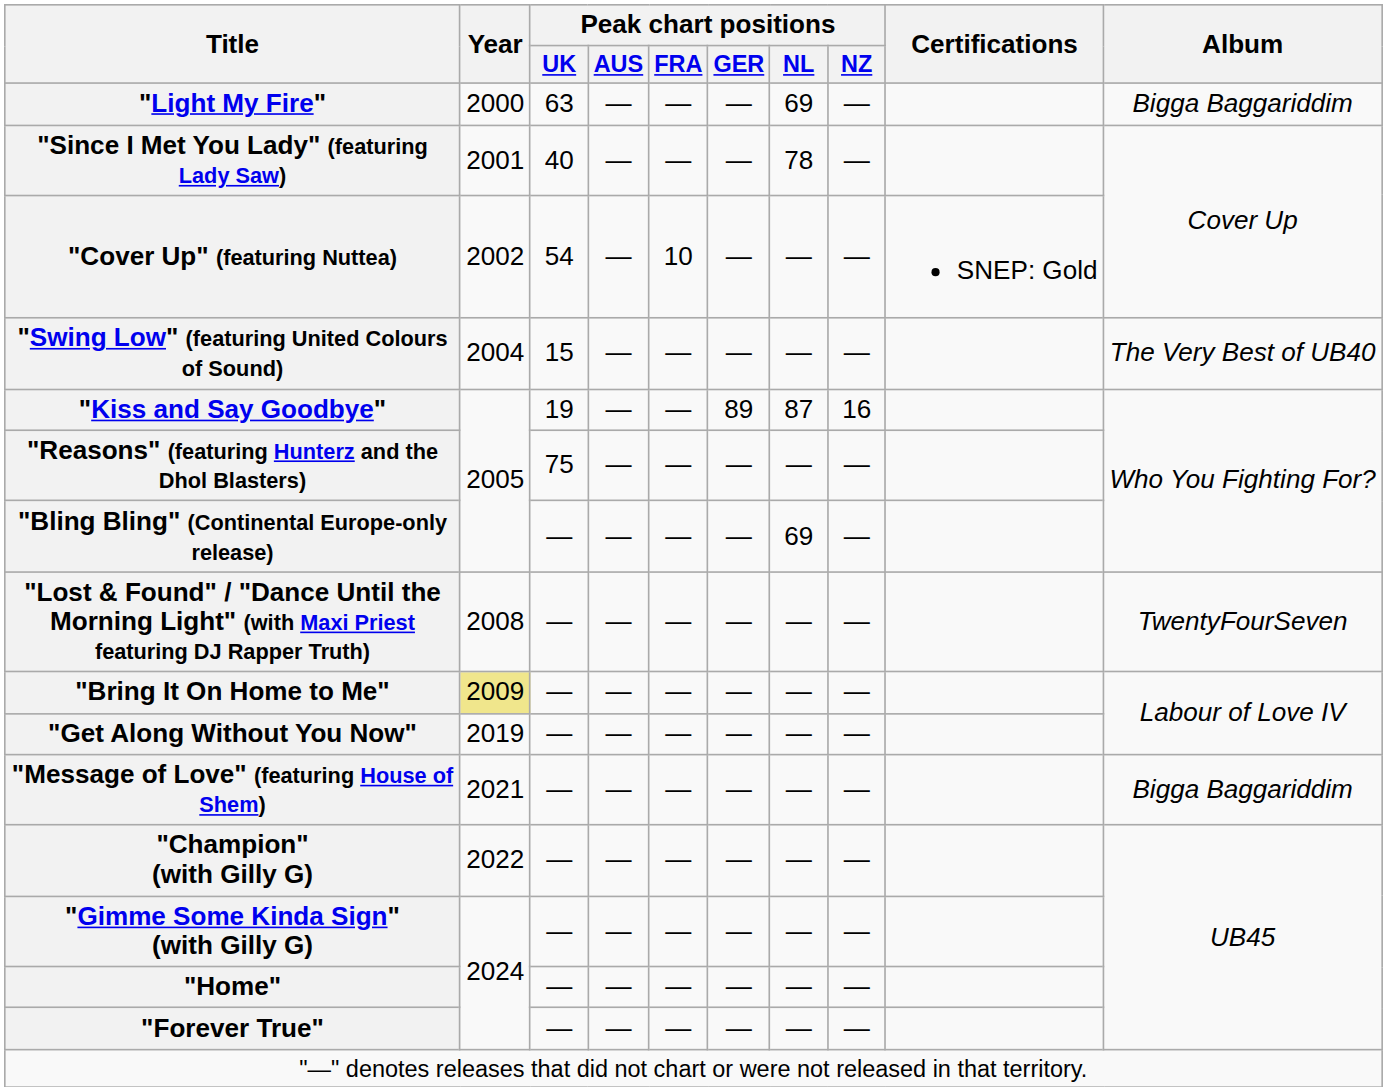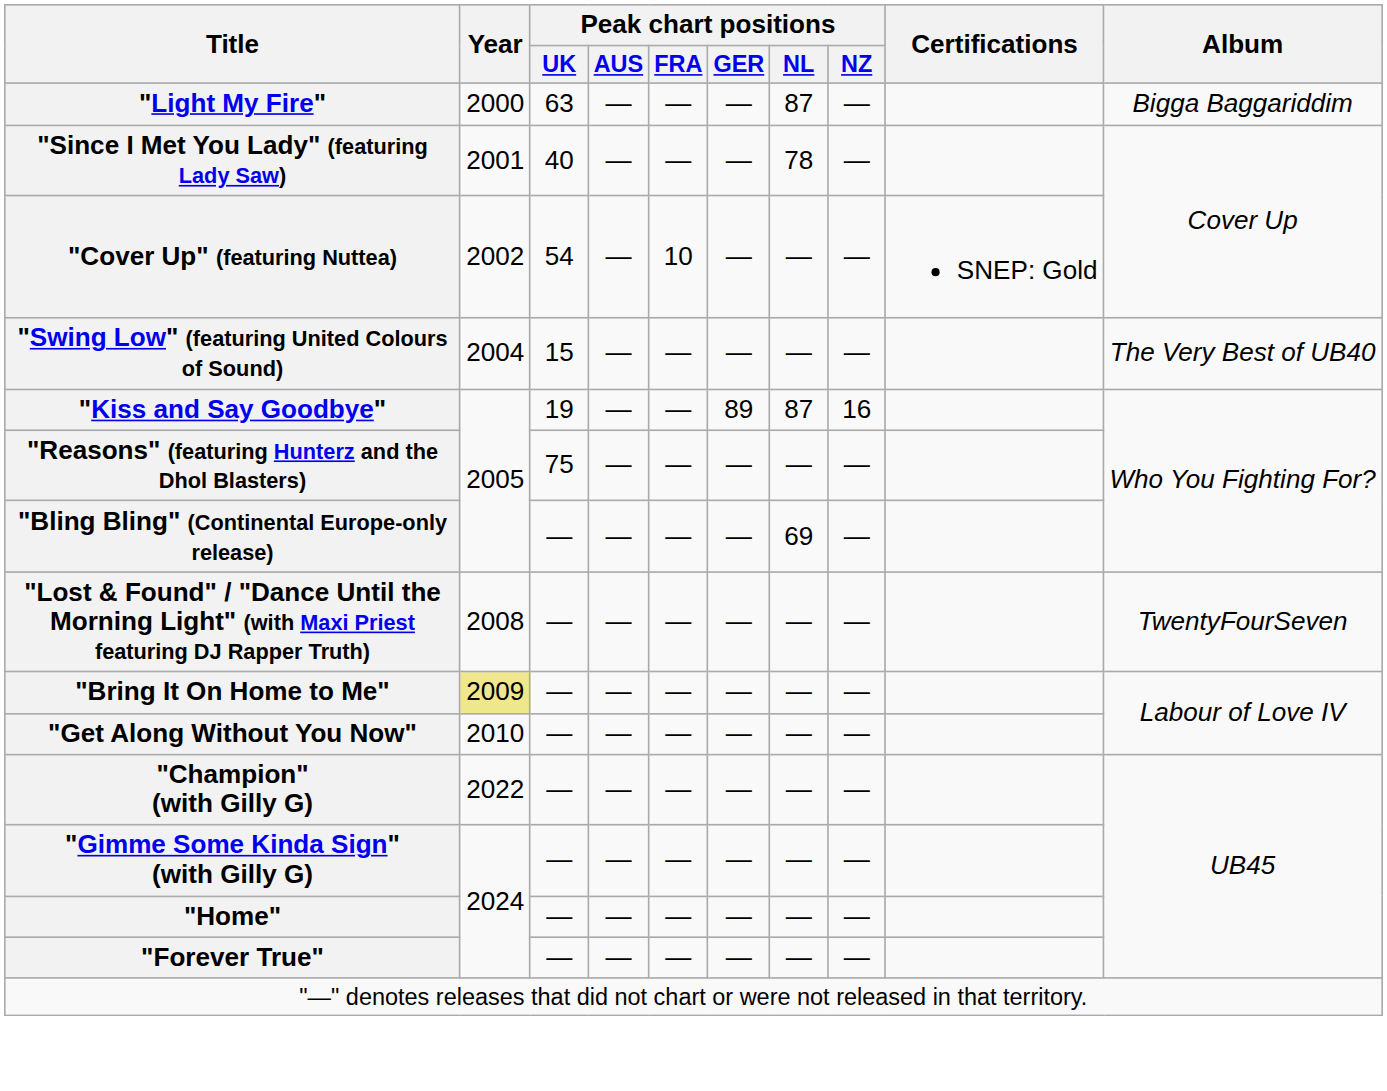(799, 103) 69 -> (799, 103) 87
(495, 733) 2019 -> (495, 733) 2010
- row: (232, 789)
